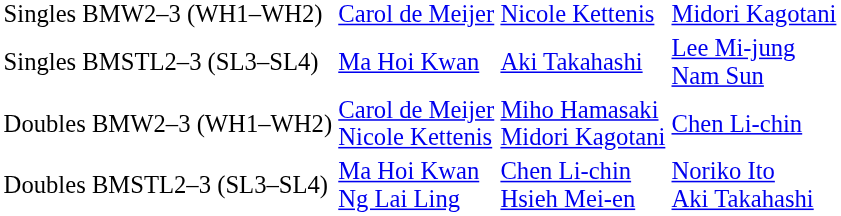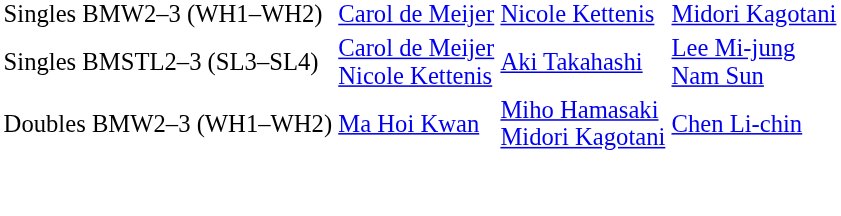(409, 61) Ma Hoi Kwan -> (416, 61) Carol de Meijer Nicole Kettenis
(416, 123) Carol de Meijer Nicole Kettenis -> (409, 123) Ma Hoi Kwan
- row: (166, 185)
